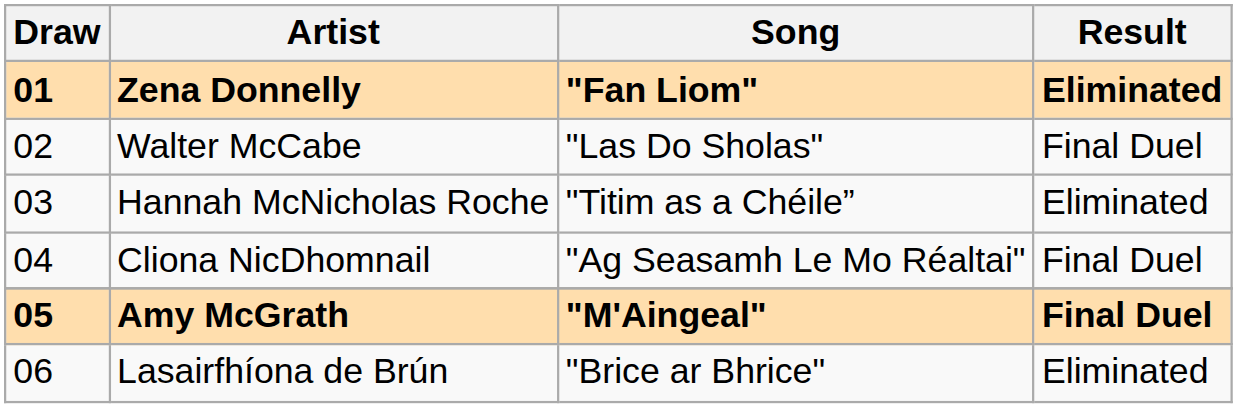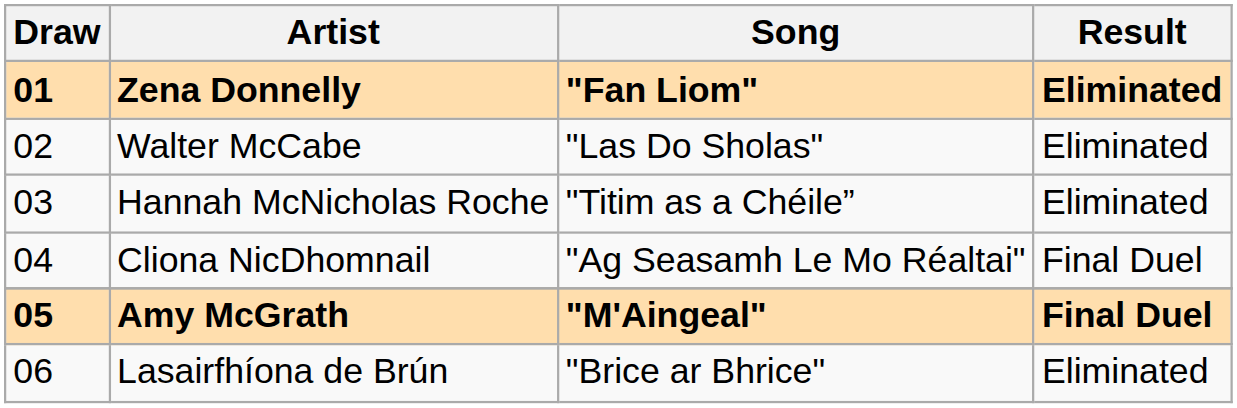(1122, 145) Final Duel -> (1125, 145) Eliminated
